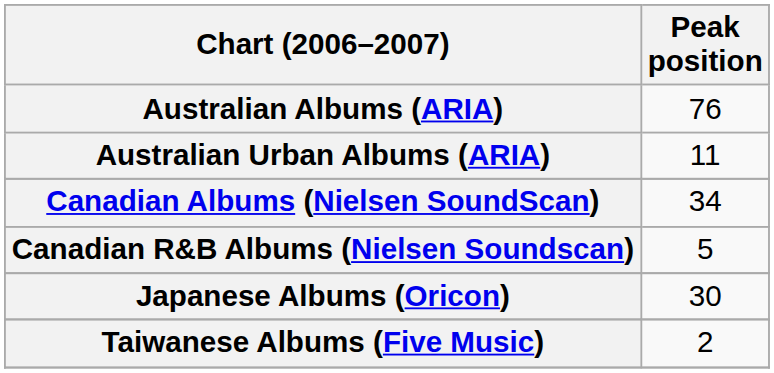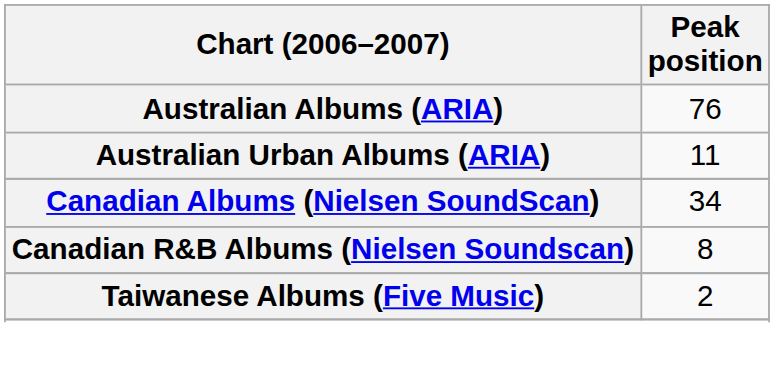(705, 249) 5 -> (705, 249) 8
- row: (323, 295)
